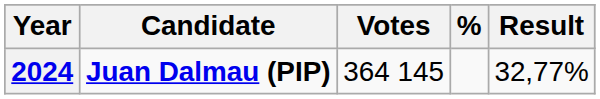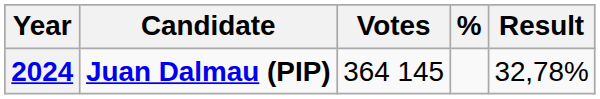(542, 70) 32,77% -> (542, 70) 32,78%
